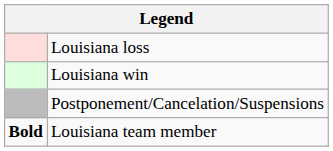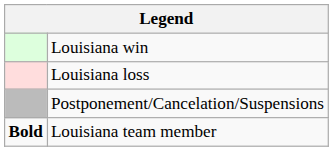rows swapped: (100, 75) <-> (100, 47)
